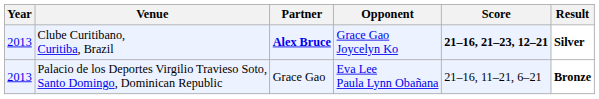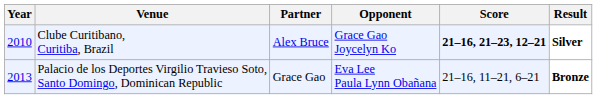(20, 42) 2013 -> (20, 42) 2010
(302, 42) bold -> (301, 42) normal
